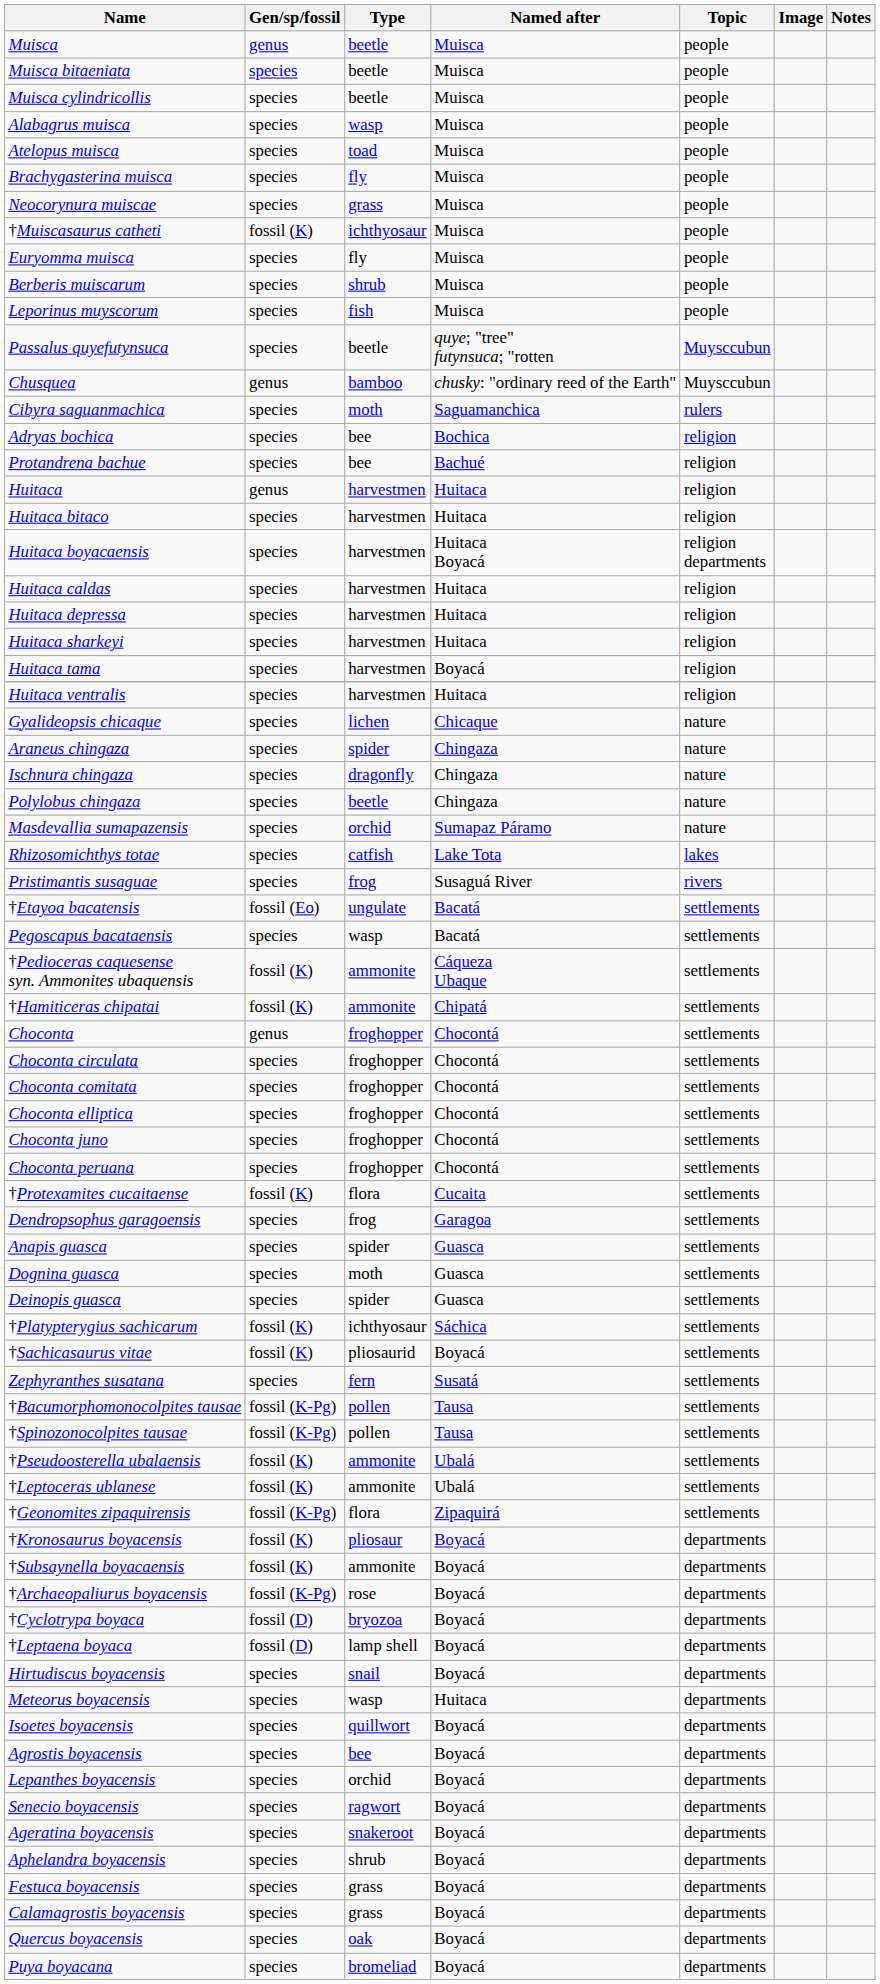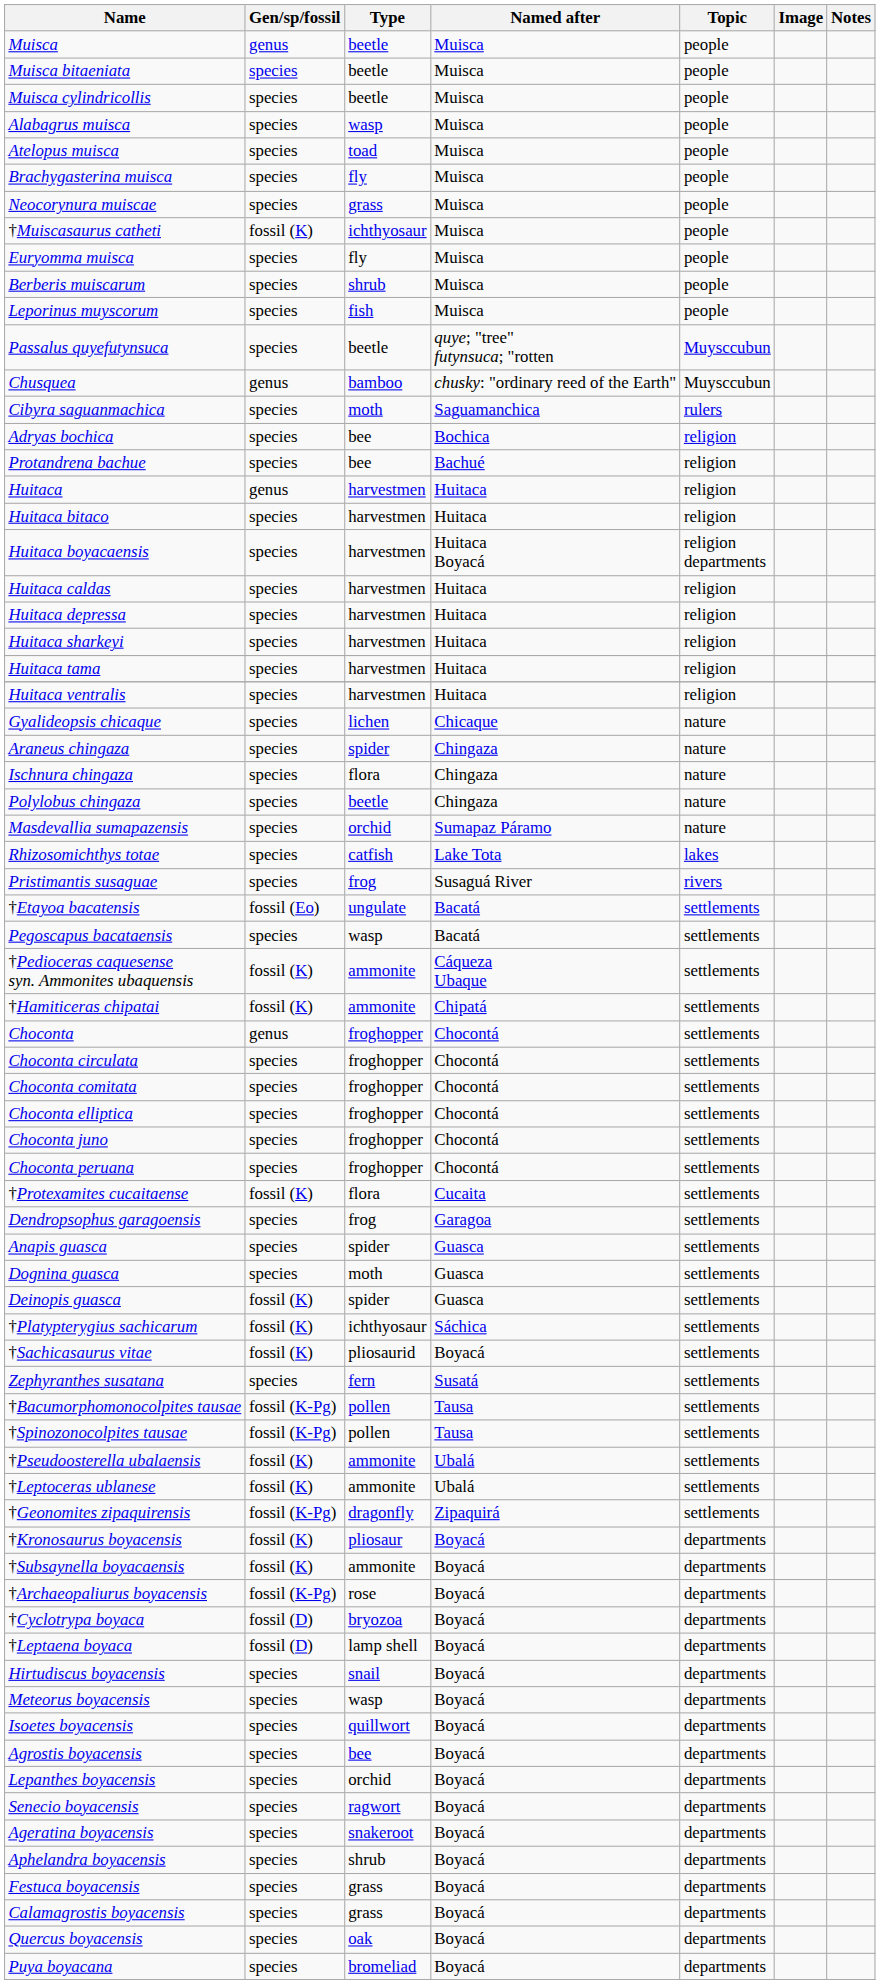(460, 668) Boyacá -> (460, 668) Huitaca
(381, 775) dragonfly -> (364, 775) flora
(273, 1300) species -> (281, 1300) fossil (K)
(364, 1513) flora -> (381, 1513) dragonfly
(460, 1699) Huitaca -> (460, 1699) Boyacá
